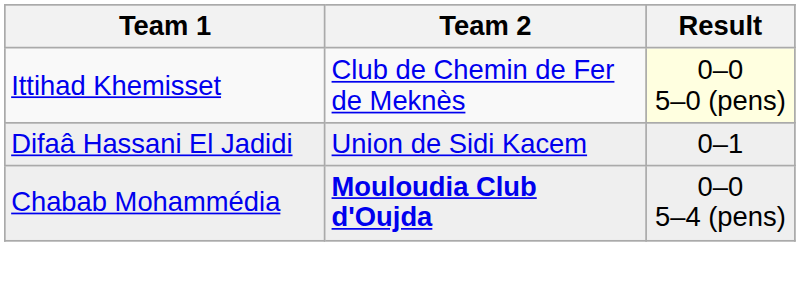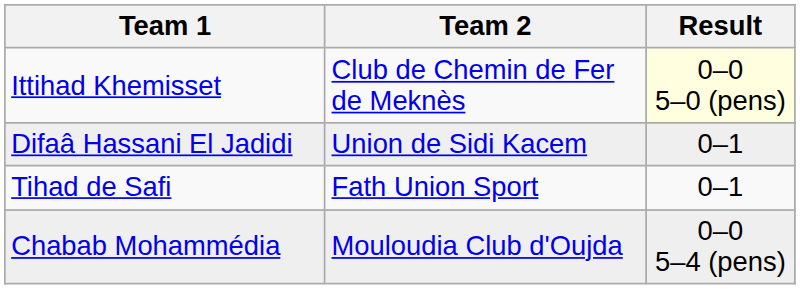+ row: (91, 187)
(434, 202) bold -> (477, 245) normal
